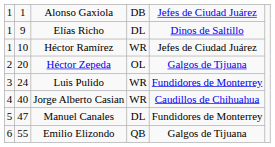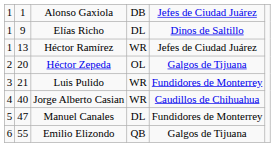(23, 47) 10 -> (23, 47) 13
(23, 82) 24 -> (23, 82) 21
